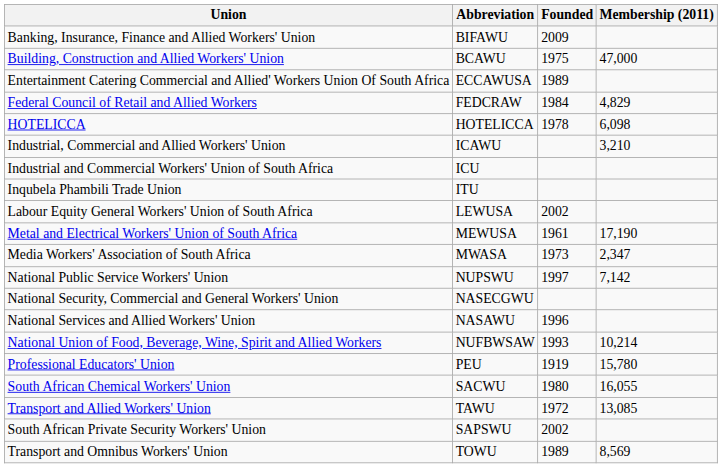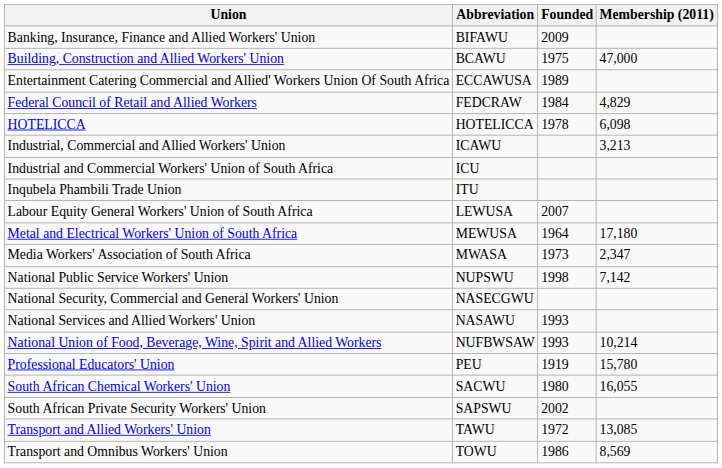(615, 146) 3,210 -> (615, 146) 3,213
(555, 211) 2002 -> (555, 211) 2007
(555, 233) 1961 -> (555, 233) 1964
(618, 233) 17,190 -> (618, 233) 17,180
(555, 277) 1997 -> (555, 277) 1998
(555, 320) 1996 -> (555, 320) 1993
rows swapped: (137, 430) <-> (109, 408)
(555, 451) 1989 -> (555, 451) 1986
